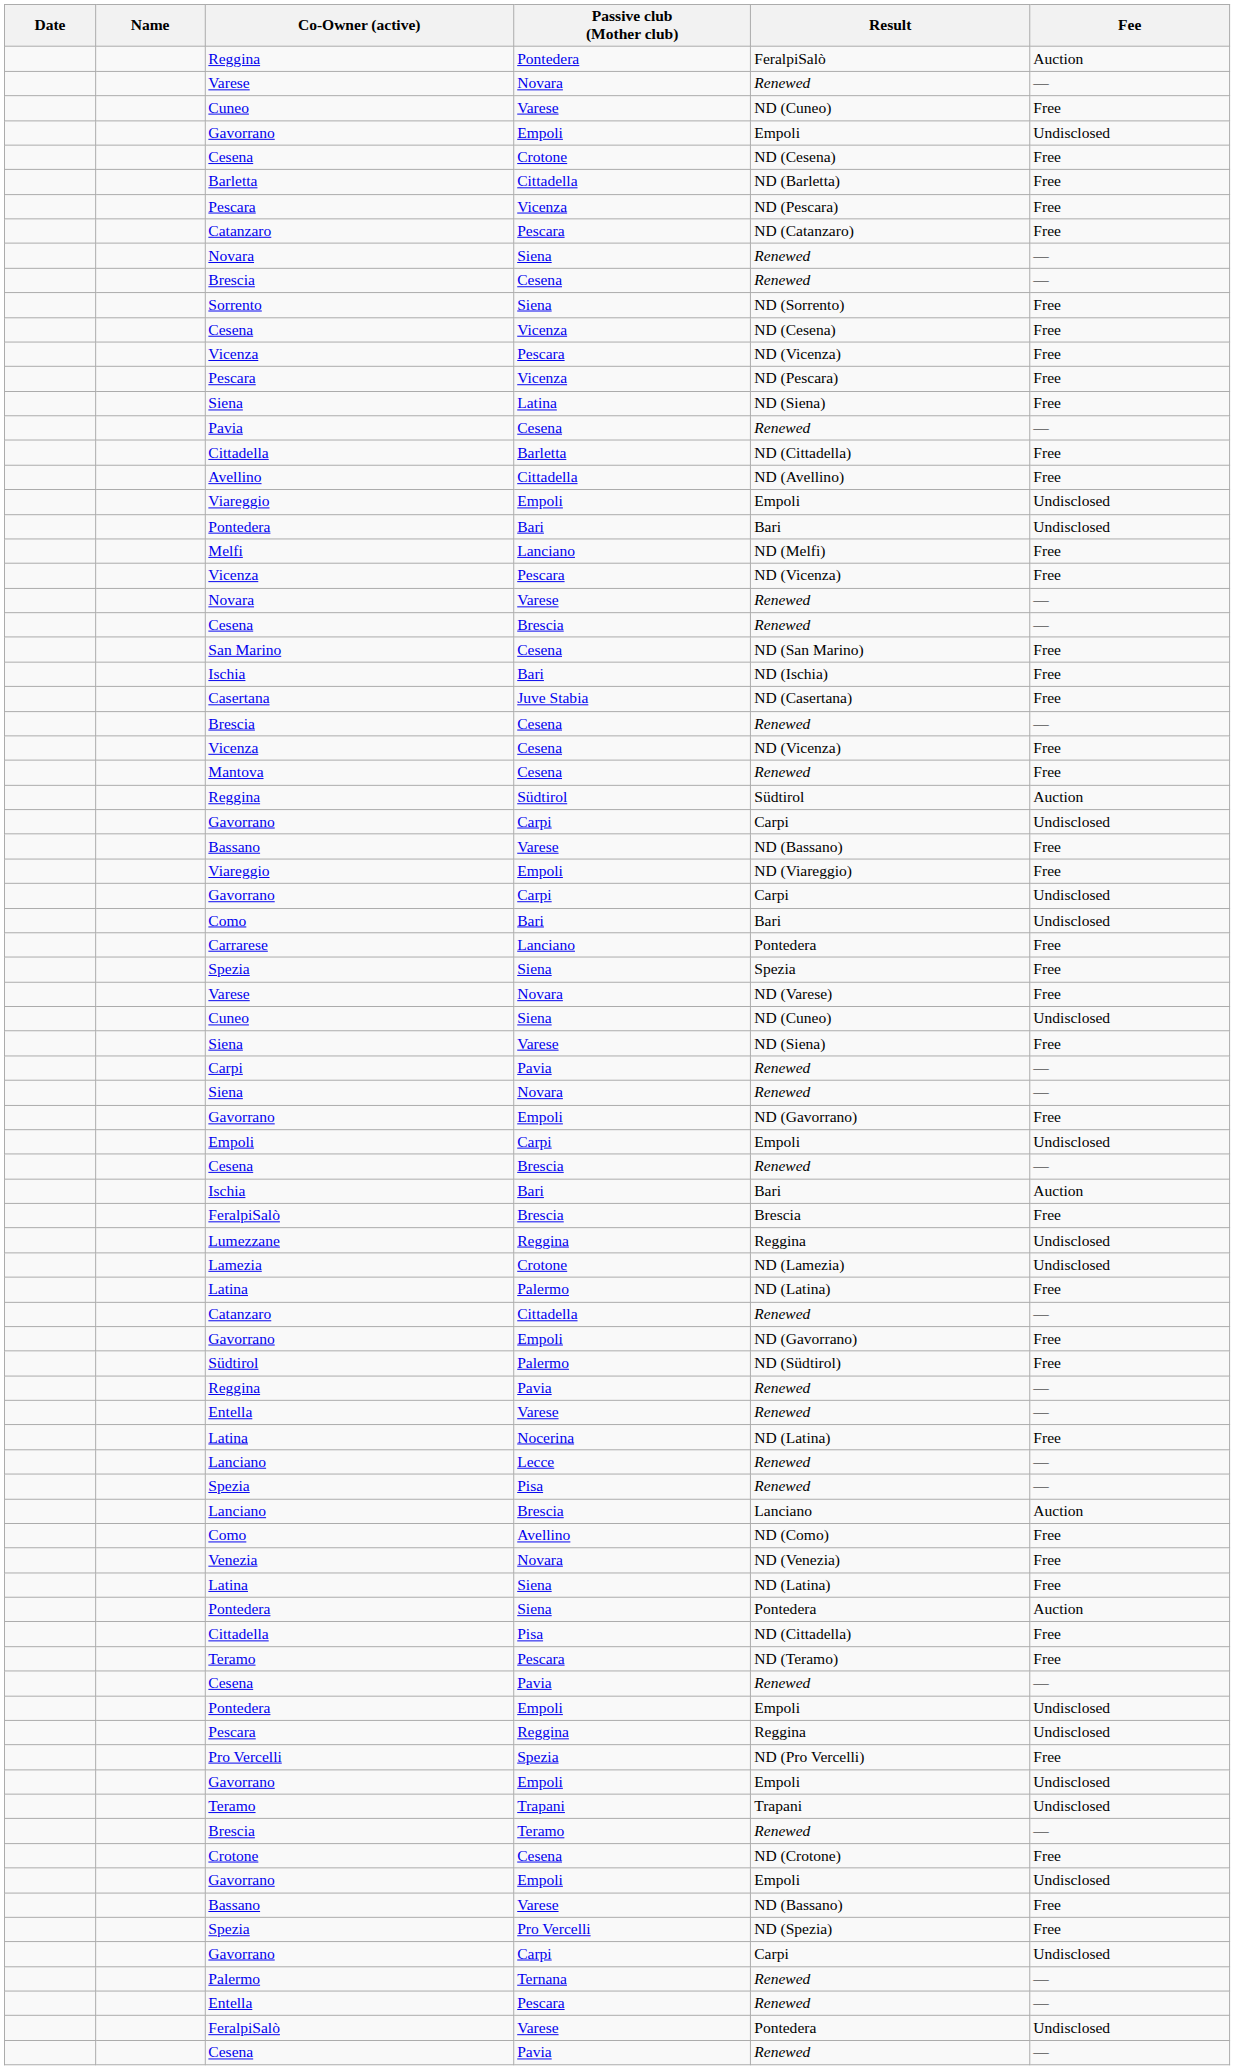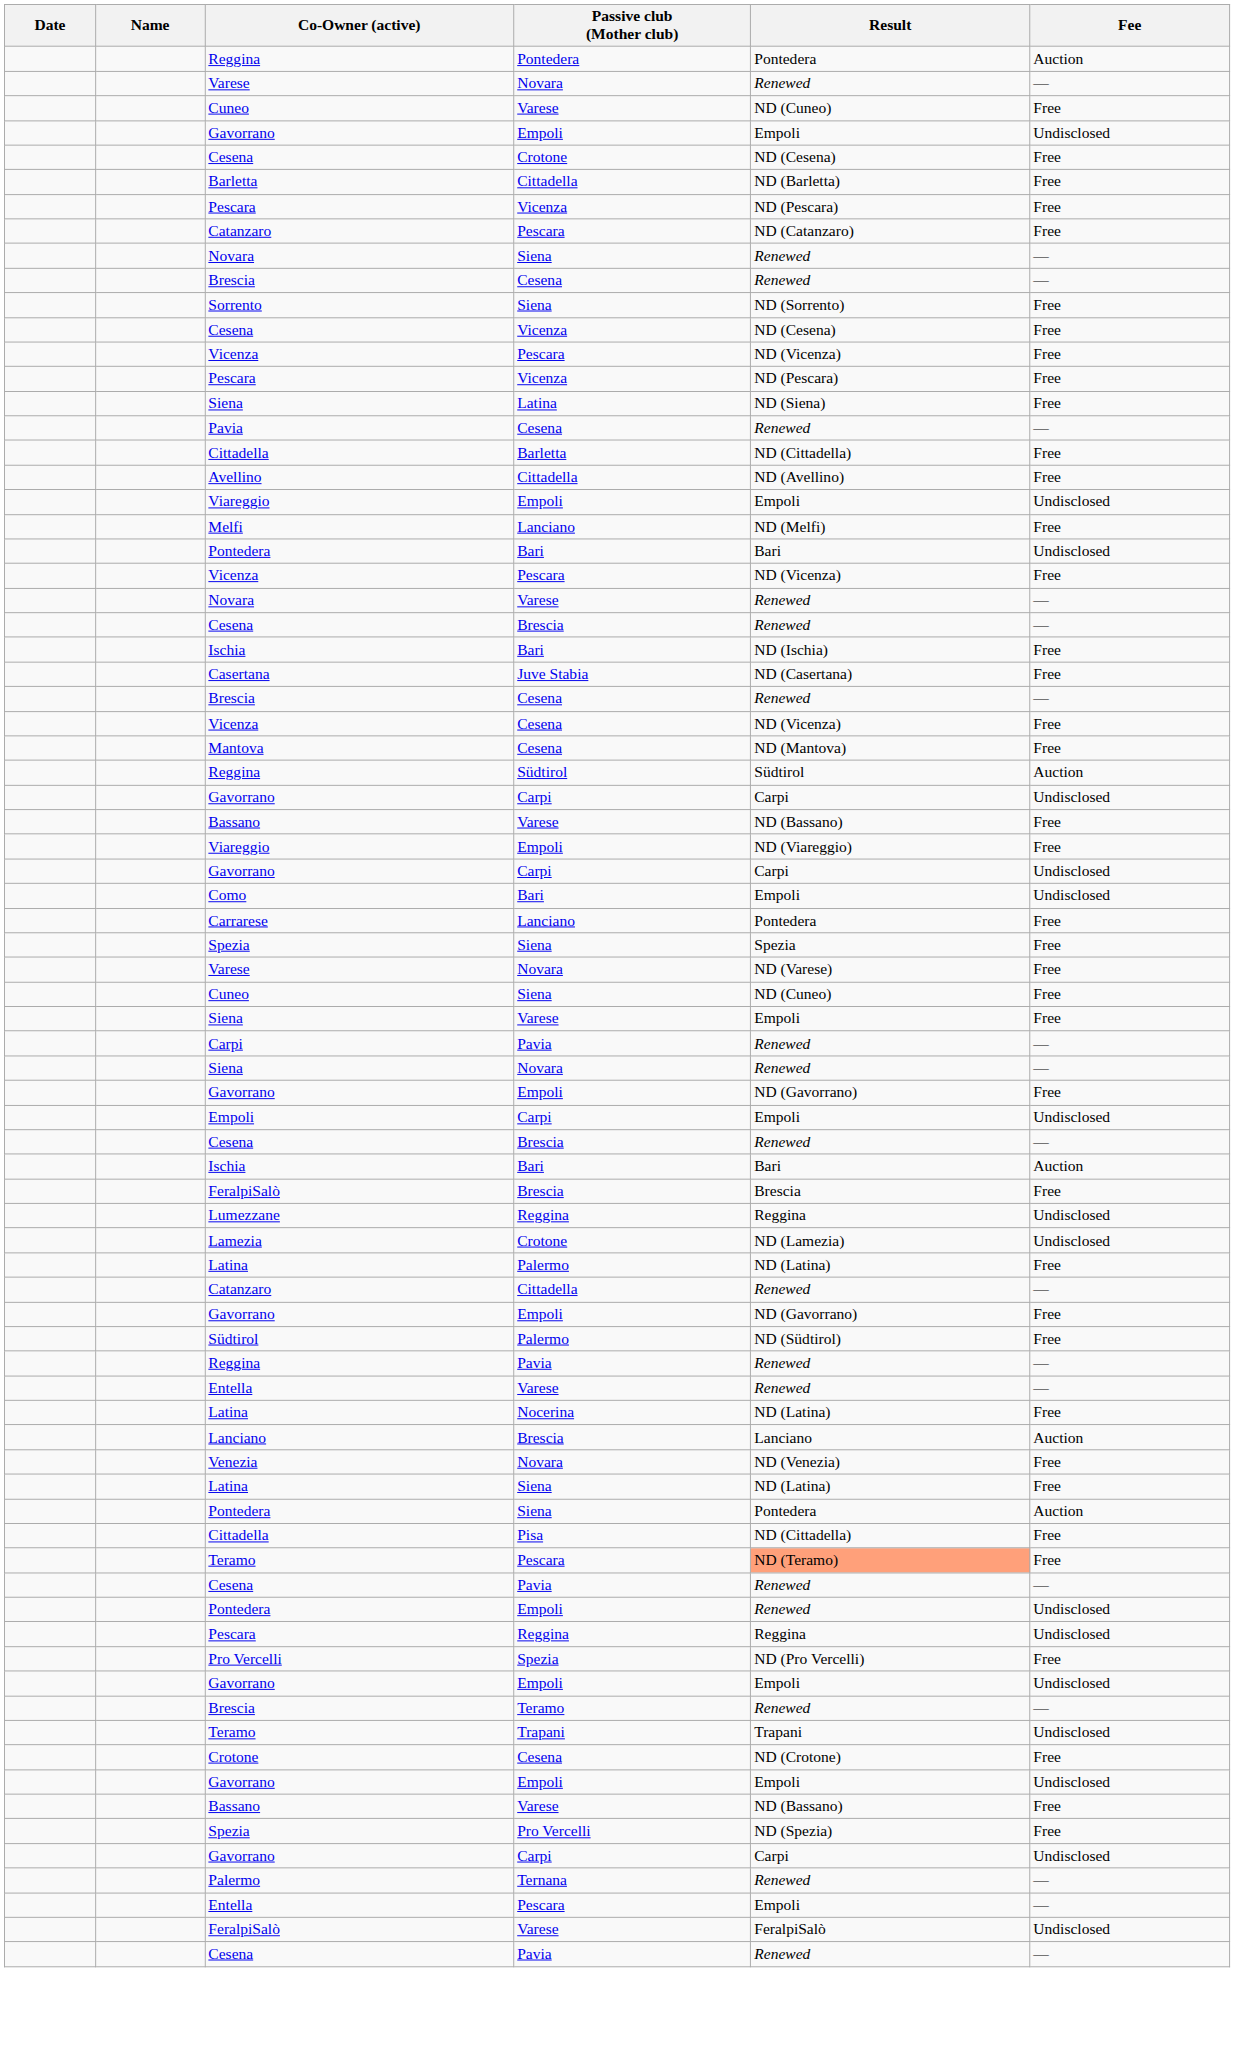(790, 58) FeralpiSalò -> (785, 58) Pontedera
rows swapped: (226, 551) <-> (239, 526)
- row: (245, 649)
(782, 772) Renewed -> (800, 748) ND (Mantova)
(768, 920) Bari -> (777, 895) Empoli
(1072, 1018) Undisclosed -> (1047, 994) Free
(790, 1043) ND (Siena) -> (777, 1018) Empoli
- row: (237, 1461)
- row: (229, 1486)
- row: (227, 1535)
(796, 1658) no background -> (796, 1560) lightsalmon background
(777, 1708) Empoli -> (782, 1609) Renewed
rows swapped: (232, 1806) <-> (232, 1831)
(782, 2003) Renewed -> (777, 1904) Empoli
(785, 2027) Pontedera -> (790, 1929) FeralpiSalò
